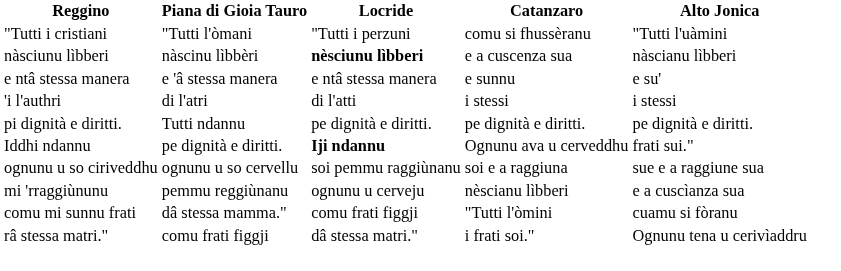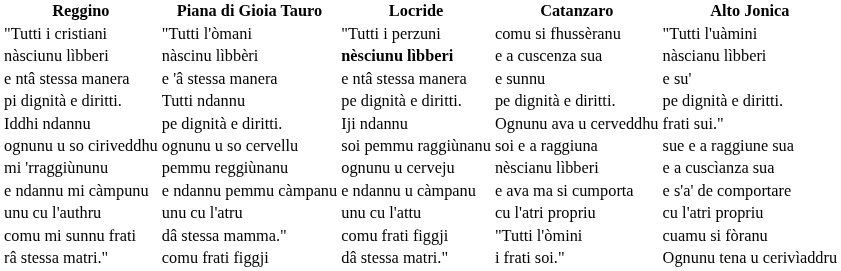- row: (33, 100)
(348, 145) bold -> (375, 123) normal
+ row: (76, 190)
+ row: (53, 213)
